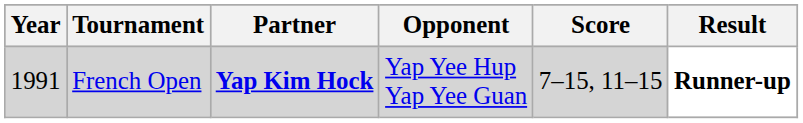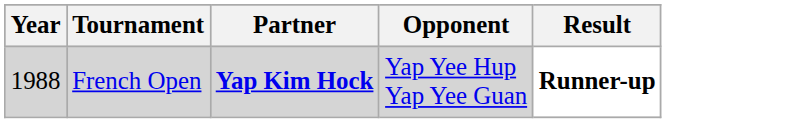- column: (601, 25)
(36, 81) 1991 -> (36, 81) 1988
